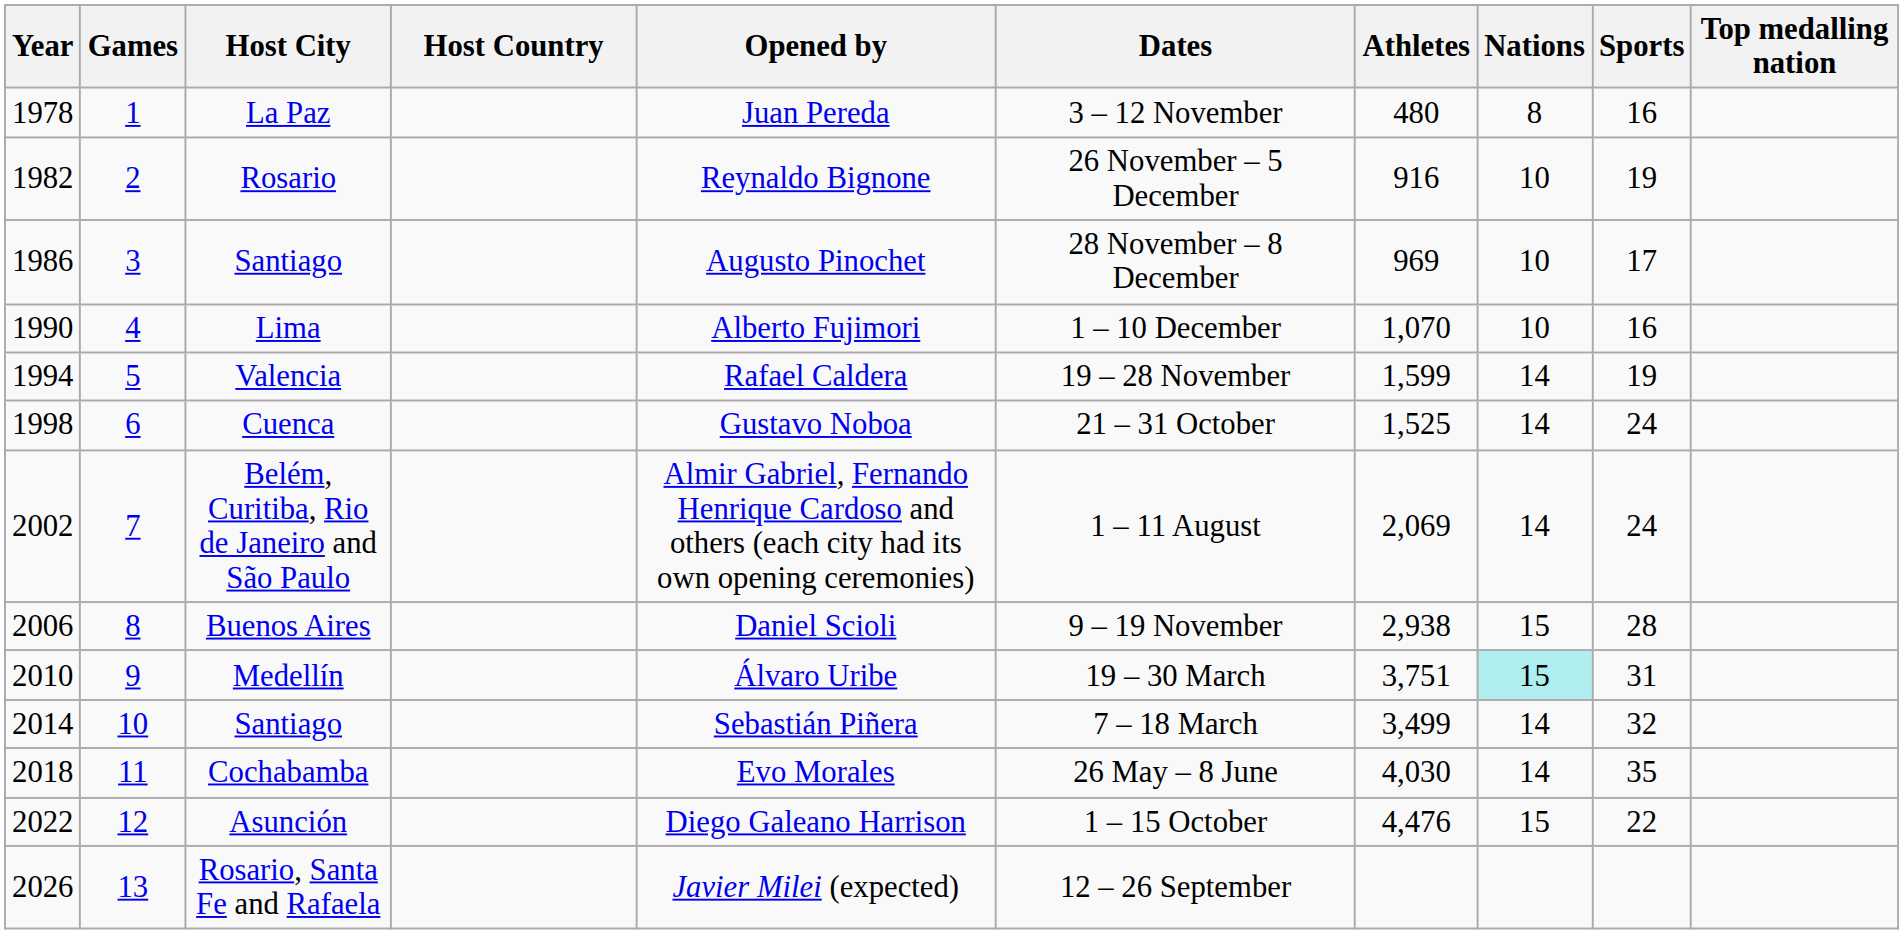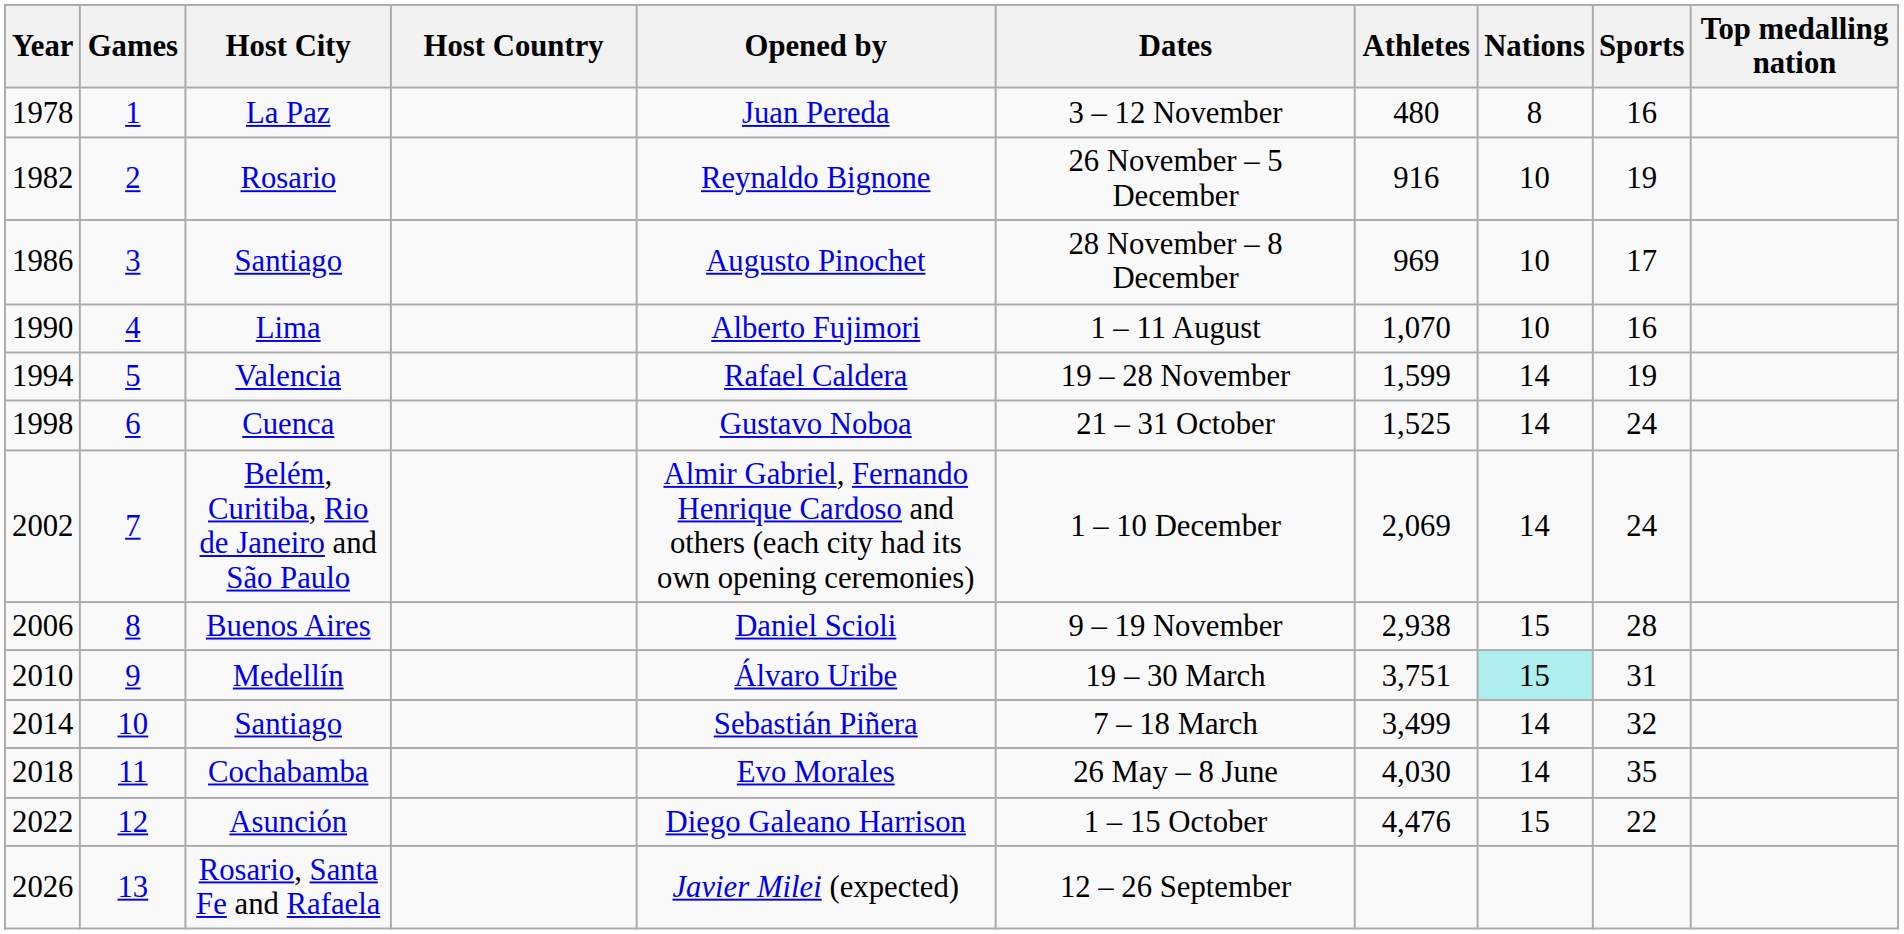(1176, 327) 1 – 10 December -> (1176, 327) 1 – 11 August
(1176, 525) 1 – 11 August -> (1176, 525) 1 – 10 December
